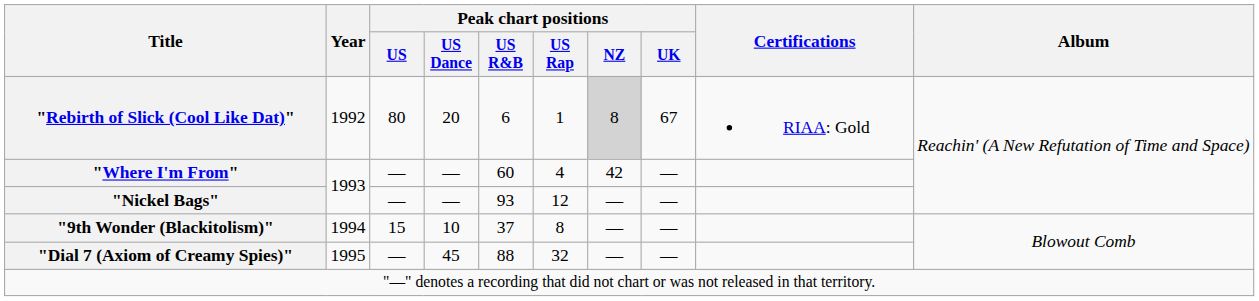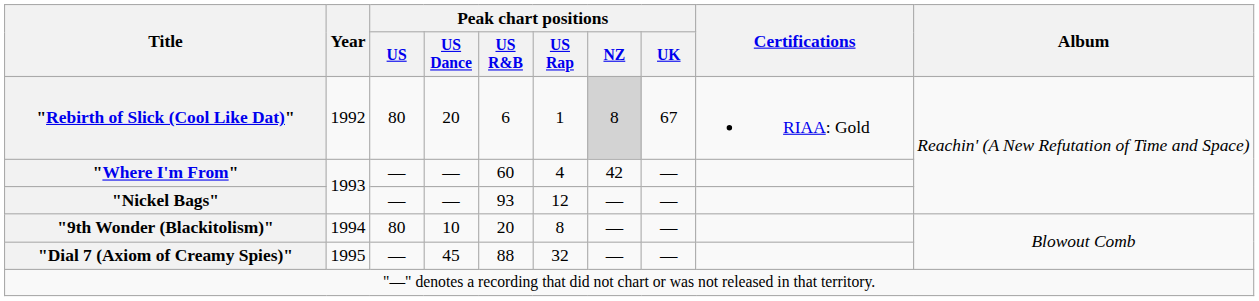(397, 227) 15 -> (397, 227) 80
(506, 227) 37 -> (506, 227) 20
